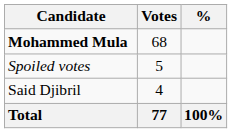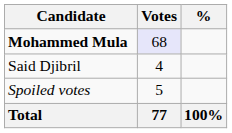(159, 41) no background -> (159, 41) lavender background
rows swapped: (44, 90) <-> (49, 66)
